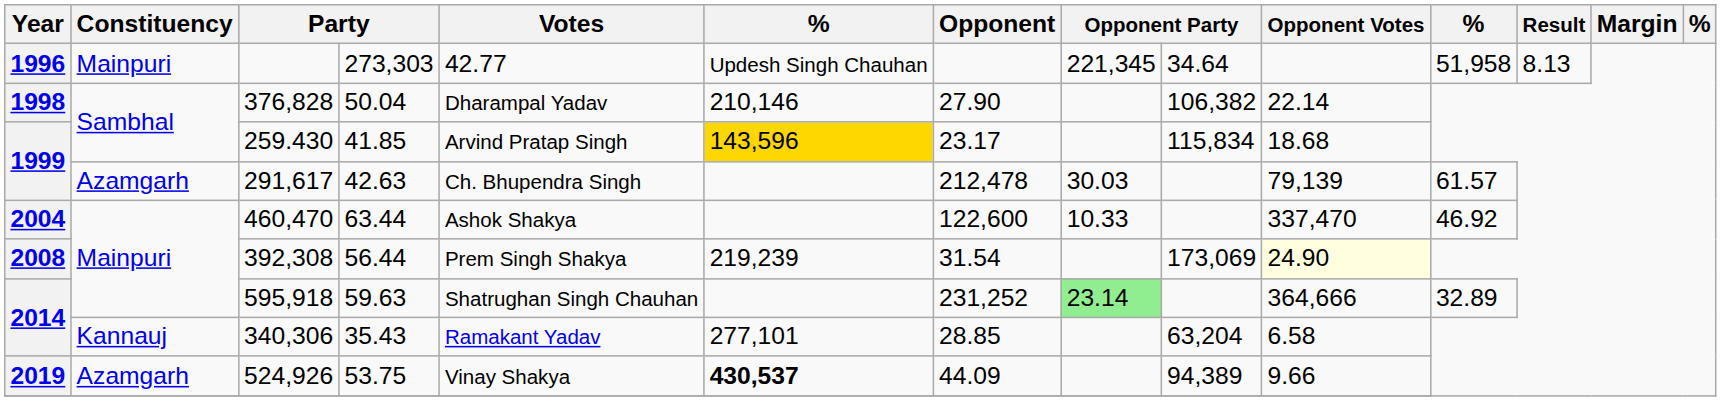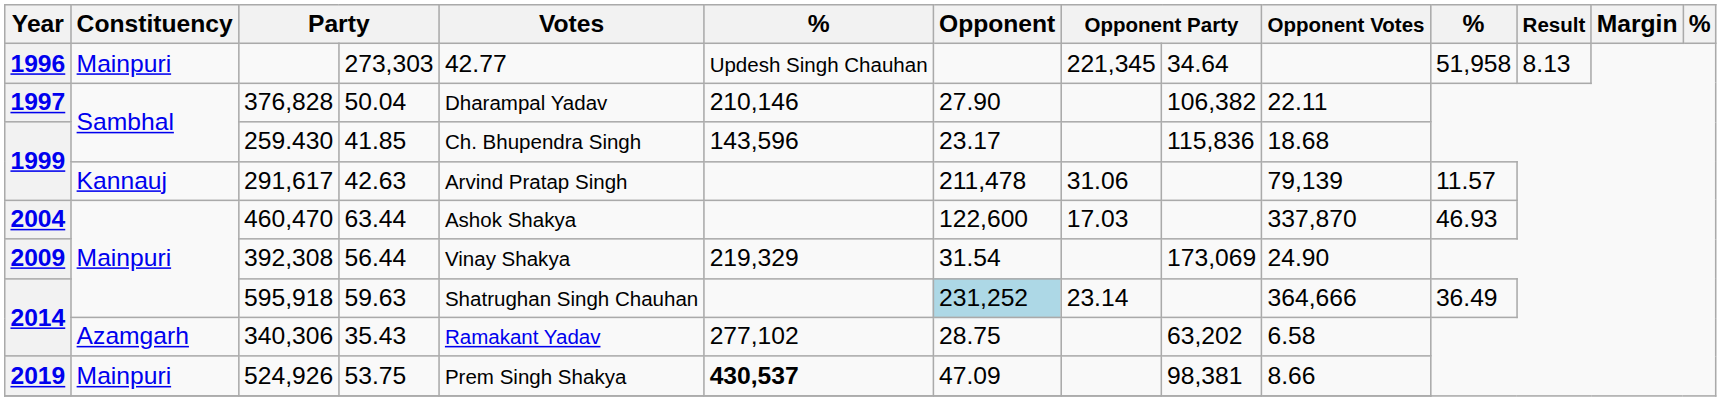(38, 102) 1998 -> (38, 102) 1997
(1298, 102) 22.14 -> (1297, 102) 22.11
(536, 142) Arvind Pratap Singh -> (543, 142) Ch. Bhupendra Singh
(754, 141) gold background -> (754, 141) no background
(1211, 141) 115,834 -> (1211, 141) 115,836
(133, 180) Azamgarh -> (122, 180) Kannauj
(543, 181) Ch. Bhupendra Singh -> (536, 181) Arvind Pratap Singh
(984, 180) 212,478 -> (983, 180) 211,478
(1098, 180) 30.03 -> (1098, 180) 31.06
(1467, 180) 61.57 -> (1466, 180) 11.57
(1098, 219) 10.33 -> (1098, 219) 17.03
(1312, 219) 337,470 -> (1312, 219) 337,870
(1467, 219) 46.92 -> (1467, 219) 46.93
(38, 258) 2008 -> (38, 258) 2009
(536, 260) Prem Singh Shakya -> (507, 260) Vinay Shakya
(754, 258) 219,239 -> (754, 258) 219,329
(1298, 258) lightyellow background -> (1298, 258) no background
(984, 297) no background -> (984, 297) lightblue background
(1098, 297) lightgreen background -> (1098, 297) no background
(1467, 297) 32.89 -> (1467, 297) 36.49
(122, 336) Kannauj -> (133, 336) Azamgarh
(754, 336) 277,101 -> (754, 336) 277,102
(970, 336) 28.85 -> (970, 336) 28.75
(1205, 336) 63,204 -> (1205, 336) 63,202
(133, 375) Azamgarh -> (124, 375) Mainpuri
(507, 377) Vinay Shakya -> (536, 377) Prem Singh Shakya
(970, 375) 44.09 -> (970, 375) 47.09
(1205, 375) 94,389 -> (1205, 375) 98,381
(1292, 375) 9.66 -> (1292, 375) 8.66
